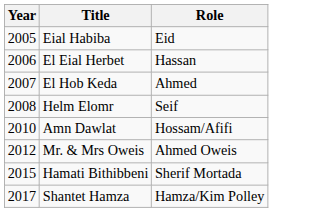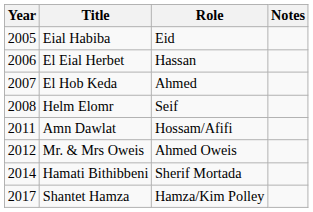+ column: (288, 15)
(22, 128) 2010 -> (22, 128) 2011
(22, 173) 2015 -> (22, 173) 2014
